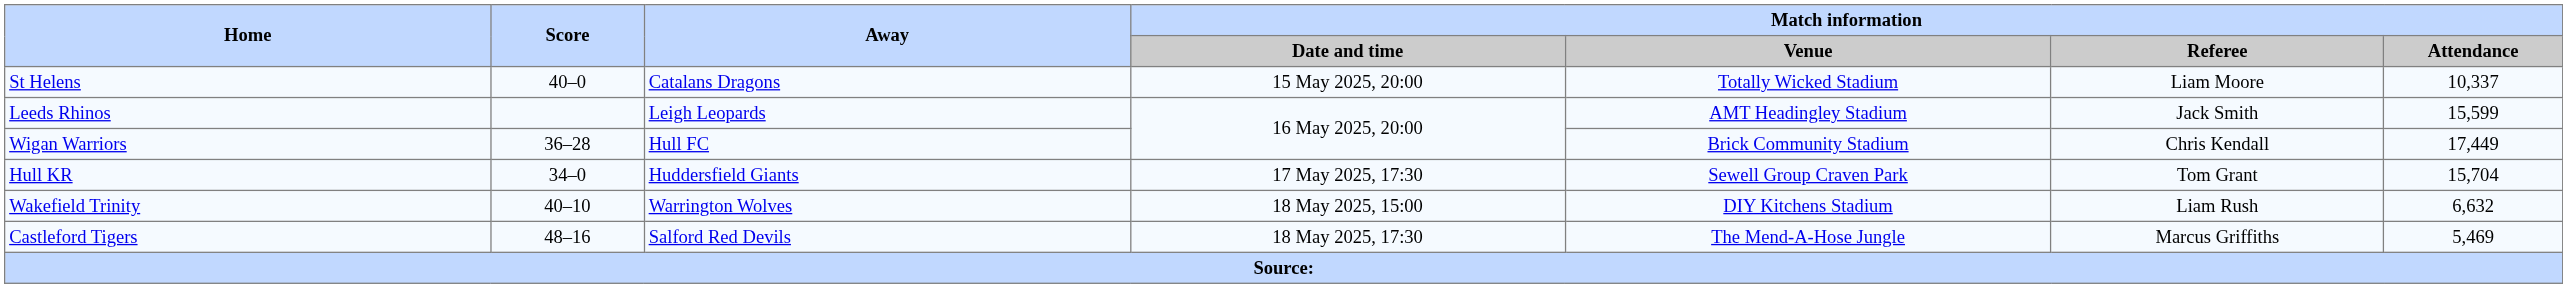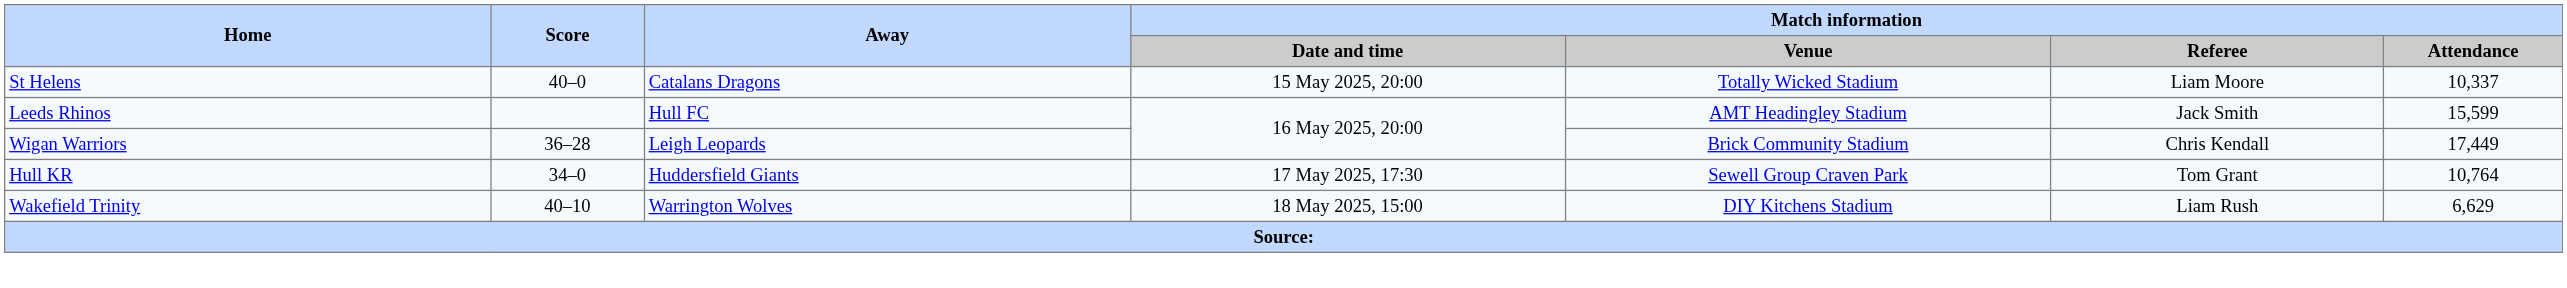(707, 112) Leigh Leopards -> (679, 112) Hull FC
(679, 143) Hull FC -> (707, 143) Leigh Leopards
(2473, 174) 15,704 -> (2473, 174) 10,764
(2473, 205) 6,632 -> (2473, 205) 6,629
- row: (73, 236)
